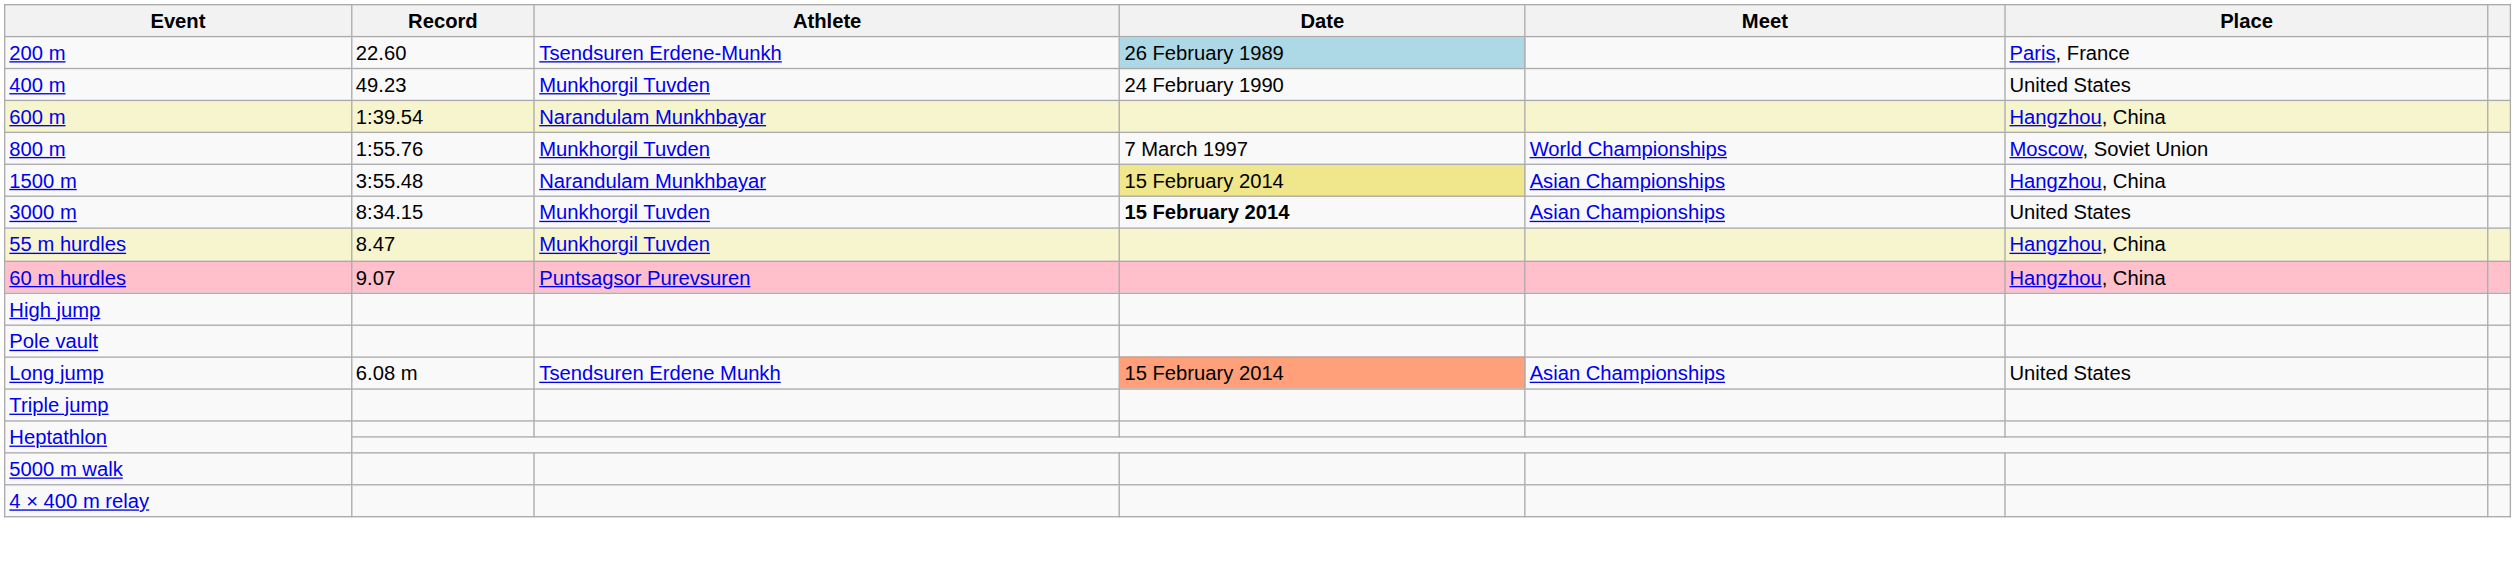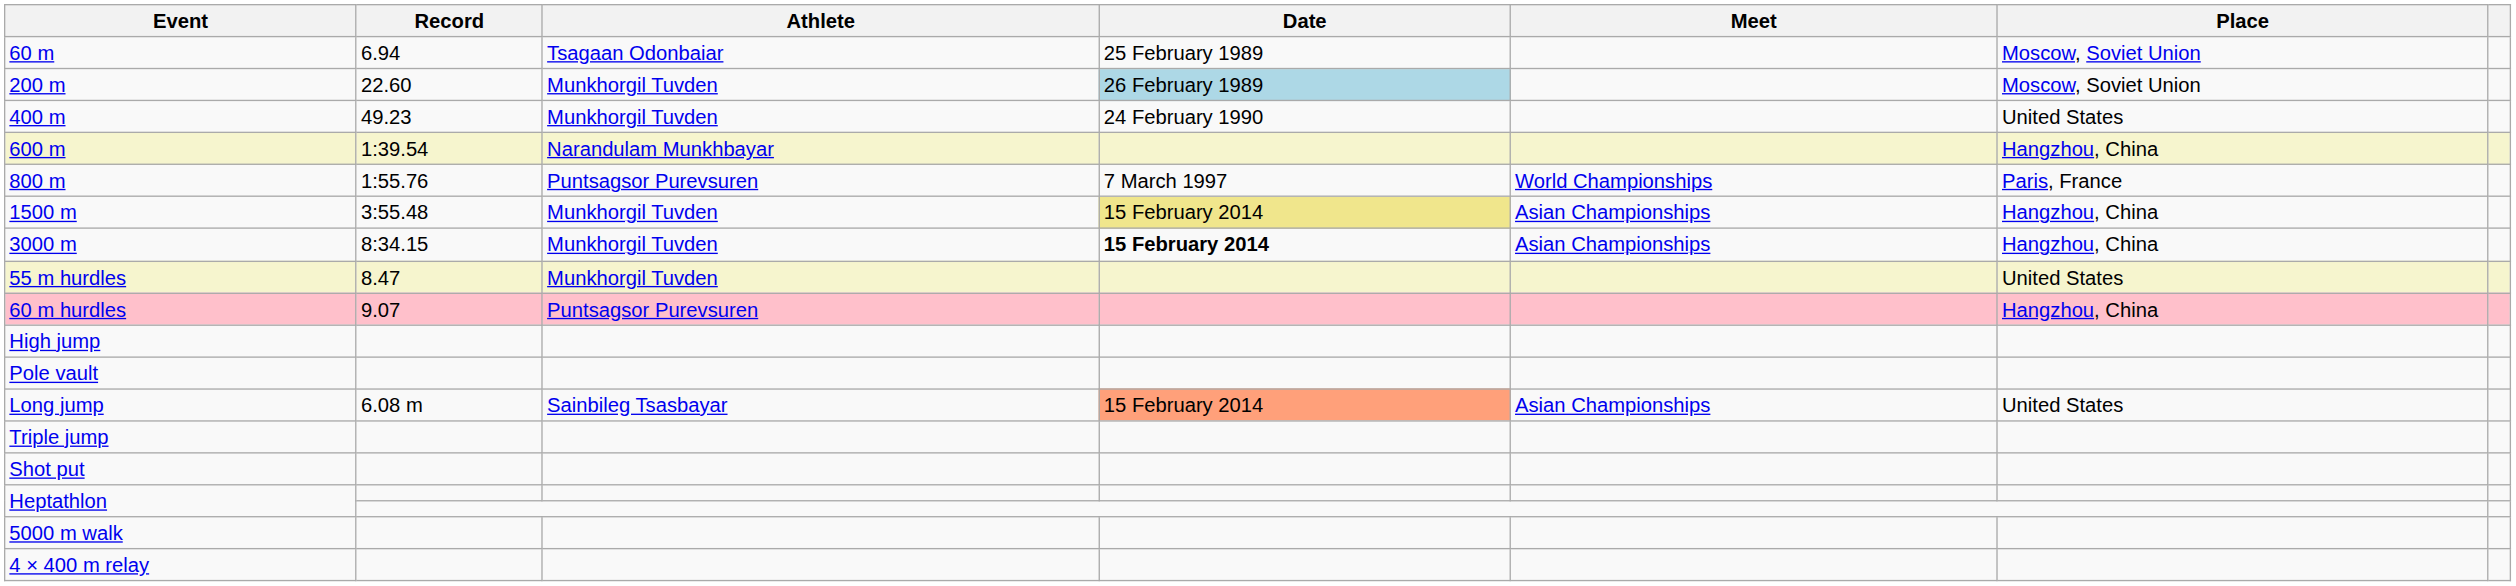+ row: (32, 53)
(661, 53) Tsendsuren Erdene-Munkh -> (632, 85) Munkhorgil Tuvden
(2070, 53) Paris, France -> (2101, 85) Moscow, Soviet Union
(625, 149) Munkhorgil Tuvden -> (653, 181) Puntsagsor Purevsuren
(2109, 149) Moscow, Soviet Union -> (2062, 181) Paris, France
(653, 181) Narandulam Munkhbayar -> (632, 213) Munkhorgil Tuvden
(2070, 213) United States -> (2080, 245) Hangzhou, China
(2088, 245) Hangzhou, China -> (2063, 277) United States
(660, 373) Tsendsuren Erdene Munkh -> (637, 405) Sainbileg Tsasbayar
+ row: (47, 469)
